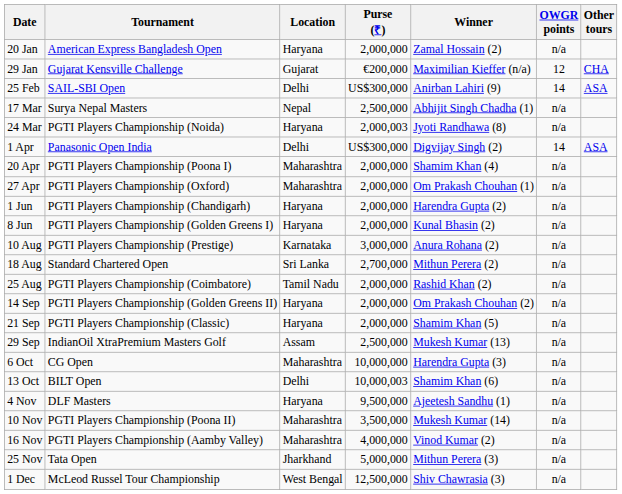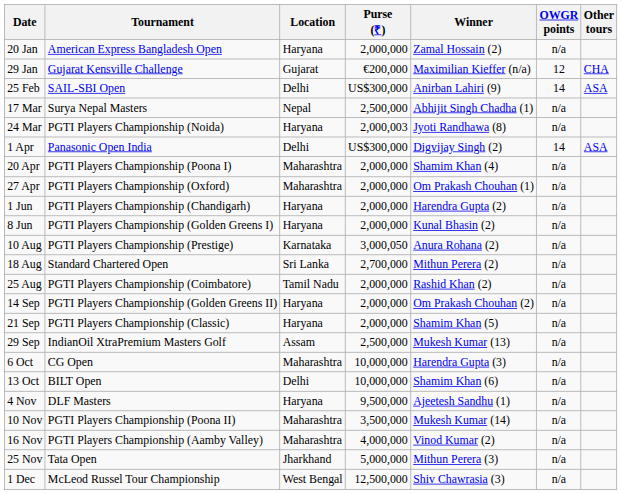(384, 245) 3,000,000 -> (384, 245) 3,000,050
(381, 381) 10,000,003 -> (381, 381) 10,000,000
